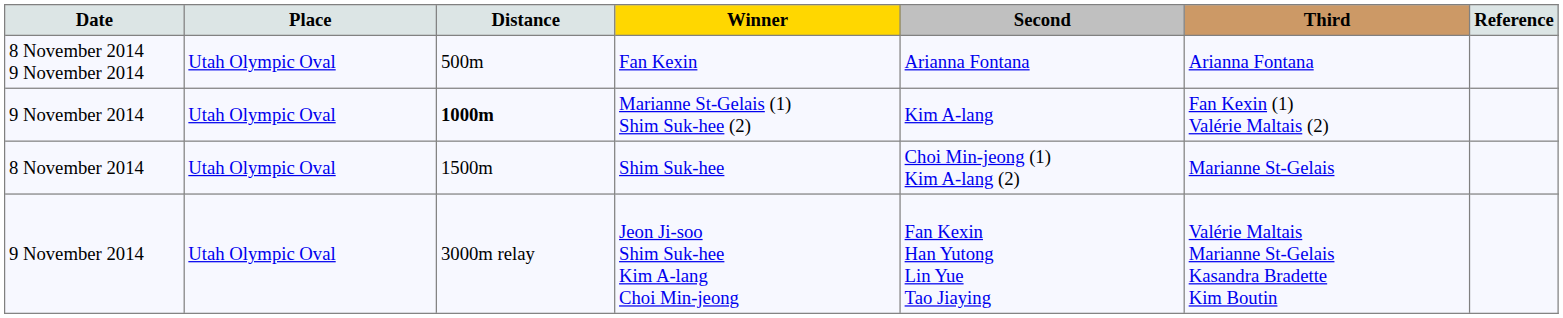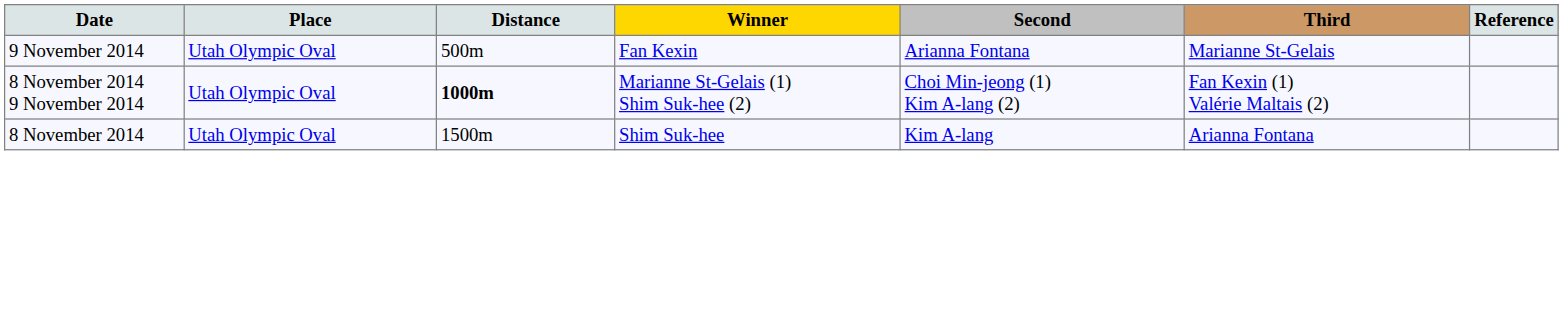(76, 61) 8 November 2014 9 November 2014 -> (76, 50) 9 November 2014
(1251, 61) Arianna Fontana -> (1262, 50) Marianne St-Gelais
(76, 114) 9 November 2014 -> (76, 92) 8 November 2014 9 November 2014
(949, 114) Kim A-lang -> (978, 92) Choi Min-jeong (1) Kim A-lang (2)
(978, 167) Choi Min-jeong (1) Kim A-lang (2) -> (949, 134) Kim A-lang
(1262, 167) Marianne St-Gelais -> (1251, 134) Arianna Fontana
- row: (679, 264)
